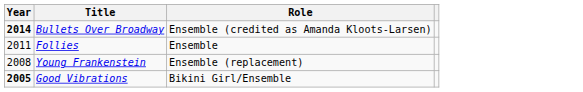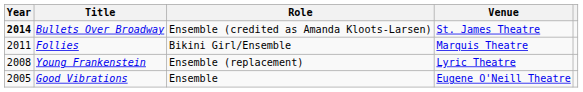+ column: (504, 13)
(194, 46) Ensemble -> (230, 46) Bikini Girl/Ensemble
(19, 79) bold -> (19, 79) normal
(230, 79) Bikini Girl/Ensemble -> (194, 79) Ensemble
